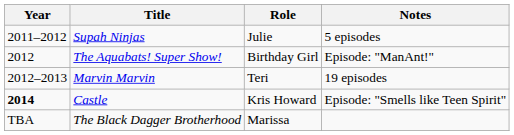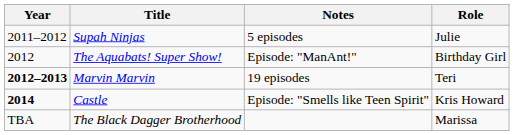columns swapped: (283, 15) <-> (415, 15)
(37, 78) normal -> (37, 78) bold
